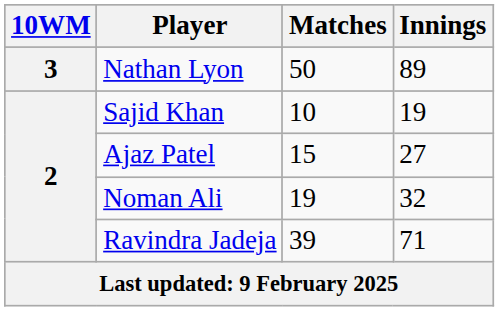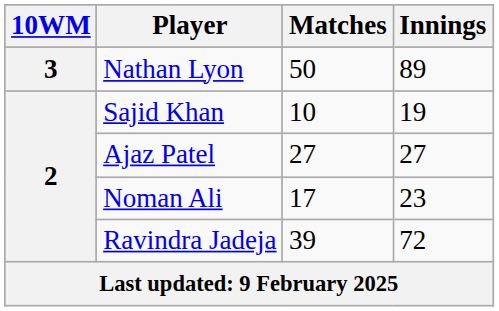(303, 154) 15 -> (303, 154) 27
(303, 197) 19 -> (303, 197) 17
(413, 197) 32 -> (413, 197) 23
(413, 240) 71 -> (413, 240) 72
